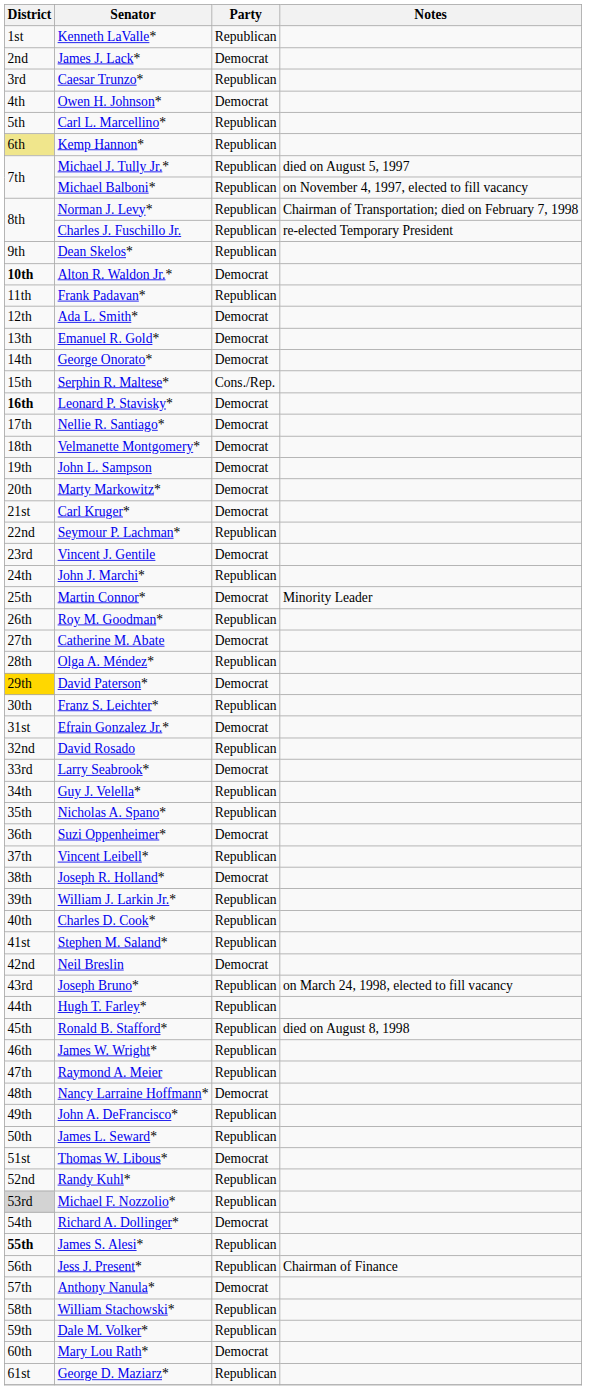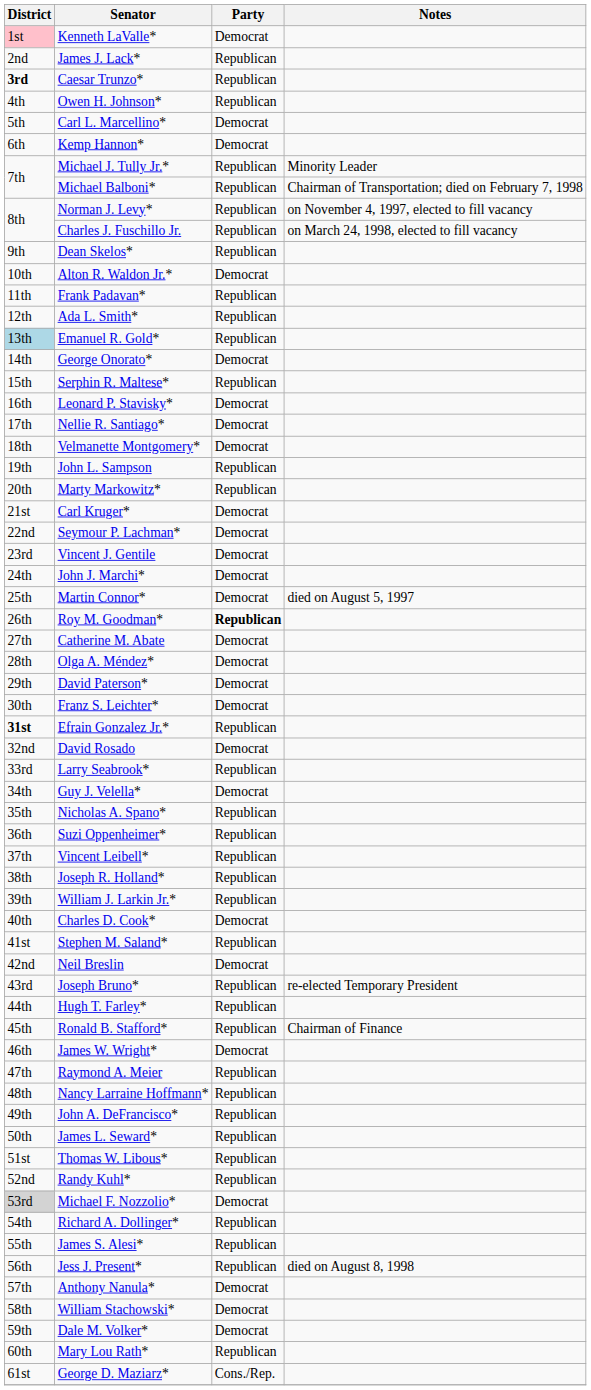(15, 36) no background -> (15, 36) pink background
(246, 36) Republican -> (242, 36) Democrat
(242, 58) Democrat -> (246, 58) Republican
(17, 79) normal -> (18, 79) bold
(242, 101) Democrat -> (246, 101) Republican
(246, 123) Republican -> (242, 123) Democrat
(16, 144) khaki background -> (16, 144) no background
(246, 144) Republican -> (242, 144) Democrat
(346, 166) died on August 5, 1997 -> (332, 166) Minority Leader
(405, 187) on November 4, 1997, elected to fill vacancy -> (435, 187) Chairman of Transportation; died on February 7, 1998
(431, 209) Chairman of Transportation; died on February 7, 1998 -> (410, 209) on November 4, 1997, elected to fill vacancy
(368, 230) re-elected Temporary President -> (402, 230) on March 24, 1998, elected to fill vacancy
(20, 274) bold -> (20, 274) normal
(242, 317) Democrat -> (246, 317) Republican
(20, 338) no background -> (20, 338) lightblue background
(242, 338) Democrat -> (246, 338) Republican
(245, 381) Cons./Rep. -> (246, 381) Republican
(20, 403) bold -> (20, 403) normal
(242, 468) Democrat -> (246, 468) Republican
(242, 489) Democrat -> (246, 489) Republican
(246, 532) Republican -> (242, 532) Democrat
(246, 576) Republican -> (242, 576) Democrat
(328, 597) Minority Leader -> (351, 597) died on August 5, 1997
(246, 619) normal -> (248, 619) bold
(246, 662) Republican -> (242, 662) Democrat
(20, 683) gold background -> (20, 683) no background
(246, 705) Republican -> (242, 705) Democrat
(19, 727) normal -> (19, 727) bold
(242, 727) Democrat -> (246, 727) Republican
(246, 748) Republican -> (242, 748) Democrat
(242, 770) Democrat -> (246, 770) Republican
(246, 791) Republican -> (242, 791) Democrat
(242, 834) Democrat -> (246, 834) Republican
(242, 878) Democrat -> (246, 878) Republican
(246, 921) Republican -> (242, 921) Democrat
(398, 985) on March 24, 1998, elected to fill vacancy -> (373, 985) re-elected Temporary President
(346, 1029) died on August 8, 1998 -> (345, 1029) Chairman of Finance
(246, 1050) Republican -> (242, 1050) Democrat
(242, 1093) Democrat -> (246, 1093) Republican
(242, 1158) Democrat -> (246, 1158) Republican
(246, 1201) Republican -> (242, 1201) Democrat
(242, 1223) Democrat -> (246, 1223) Republican
(20, 1244) bold -> (20, 1244) normal
(340, 1266) Chairman of Finance -> (351, 1266) died on August 8, 1998
(246, 1309) Republican -> (242, 1309) Democrat
(246, 1330) Republican -> (242, 1330) Democrat
(242, 1352) Democrat -> (246, 1352) Republican
(246, 1374) Republican -> (245, 1374) Cons./Rep.
